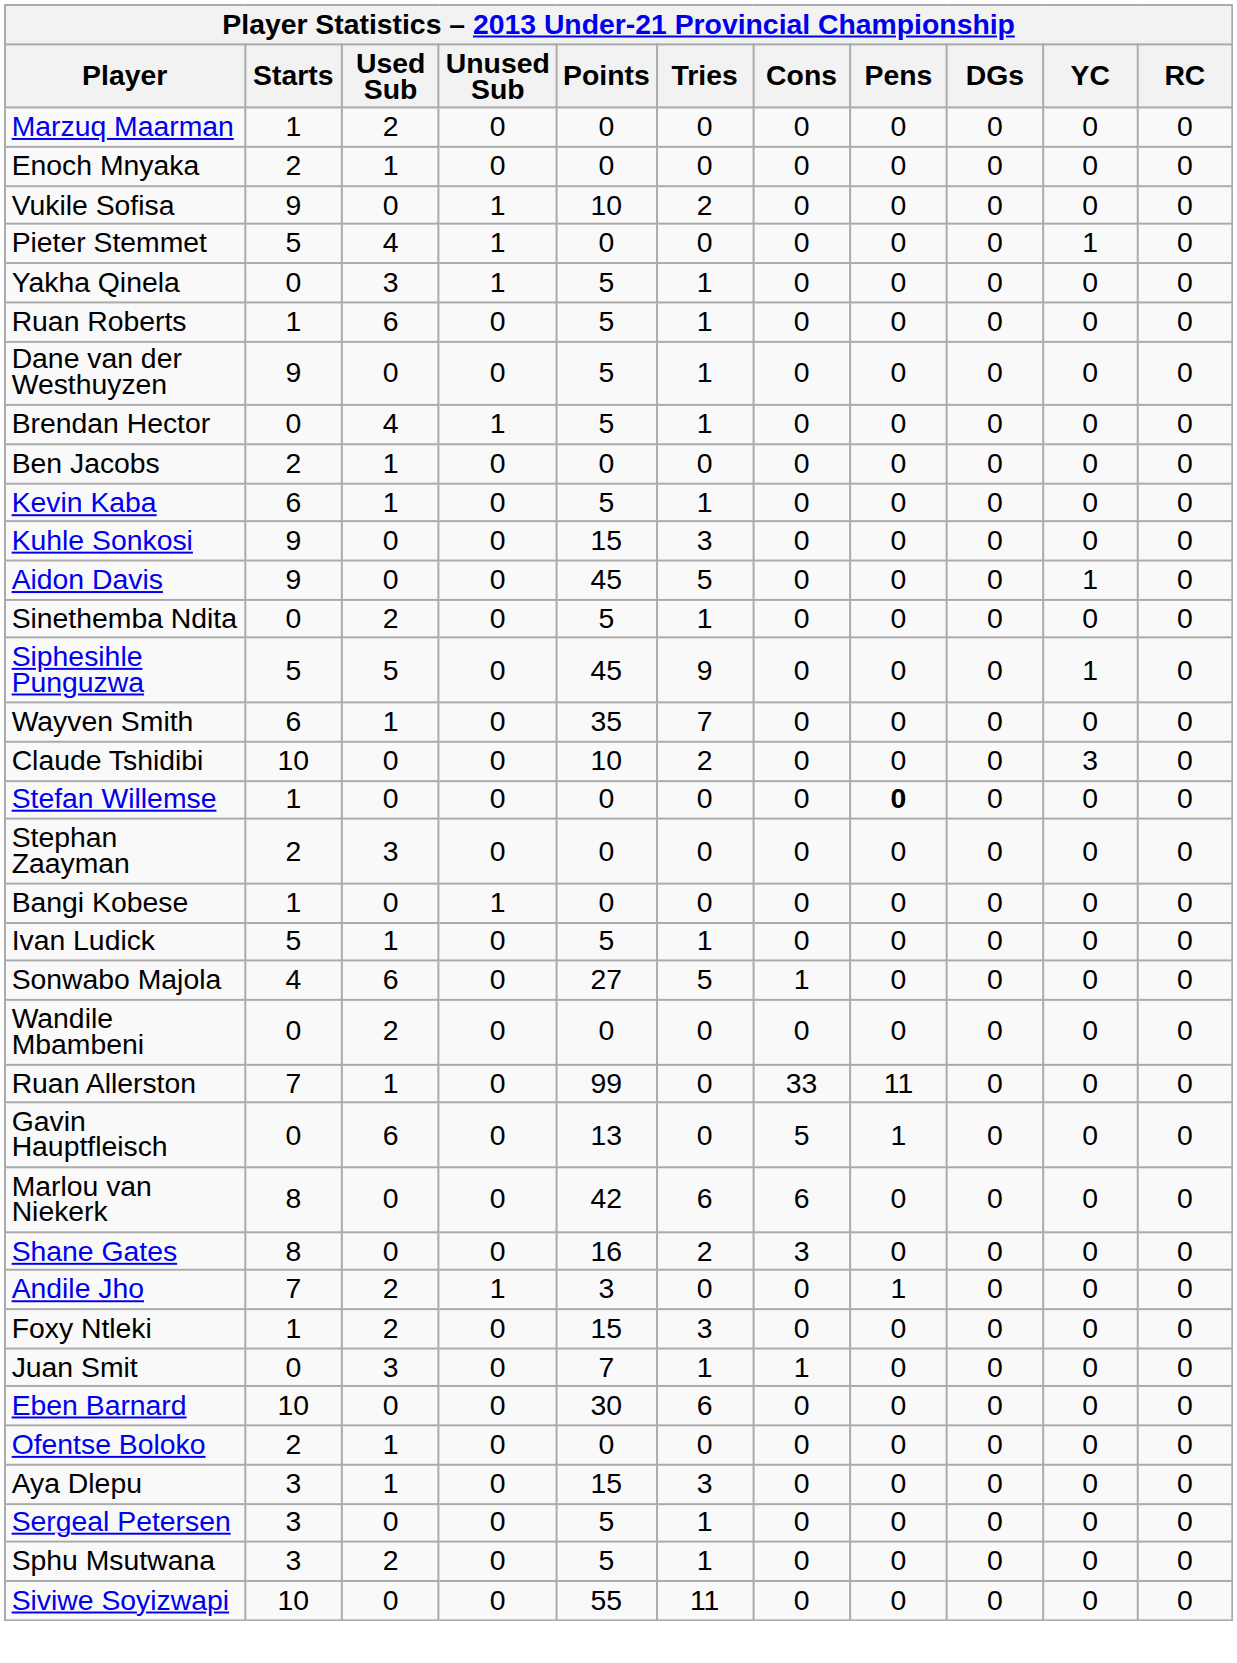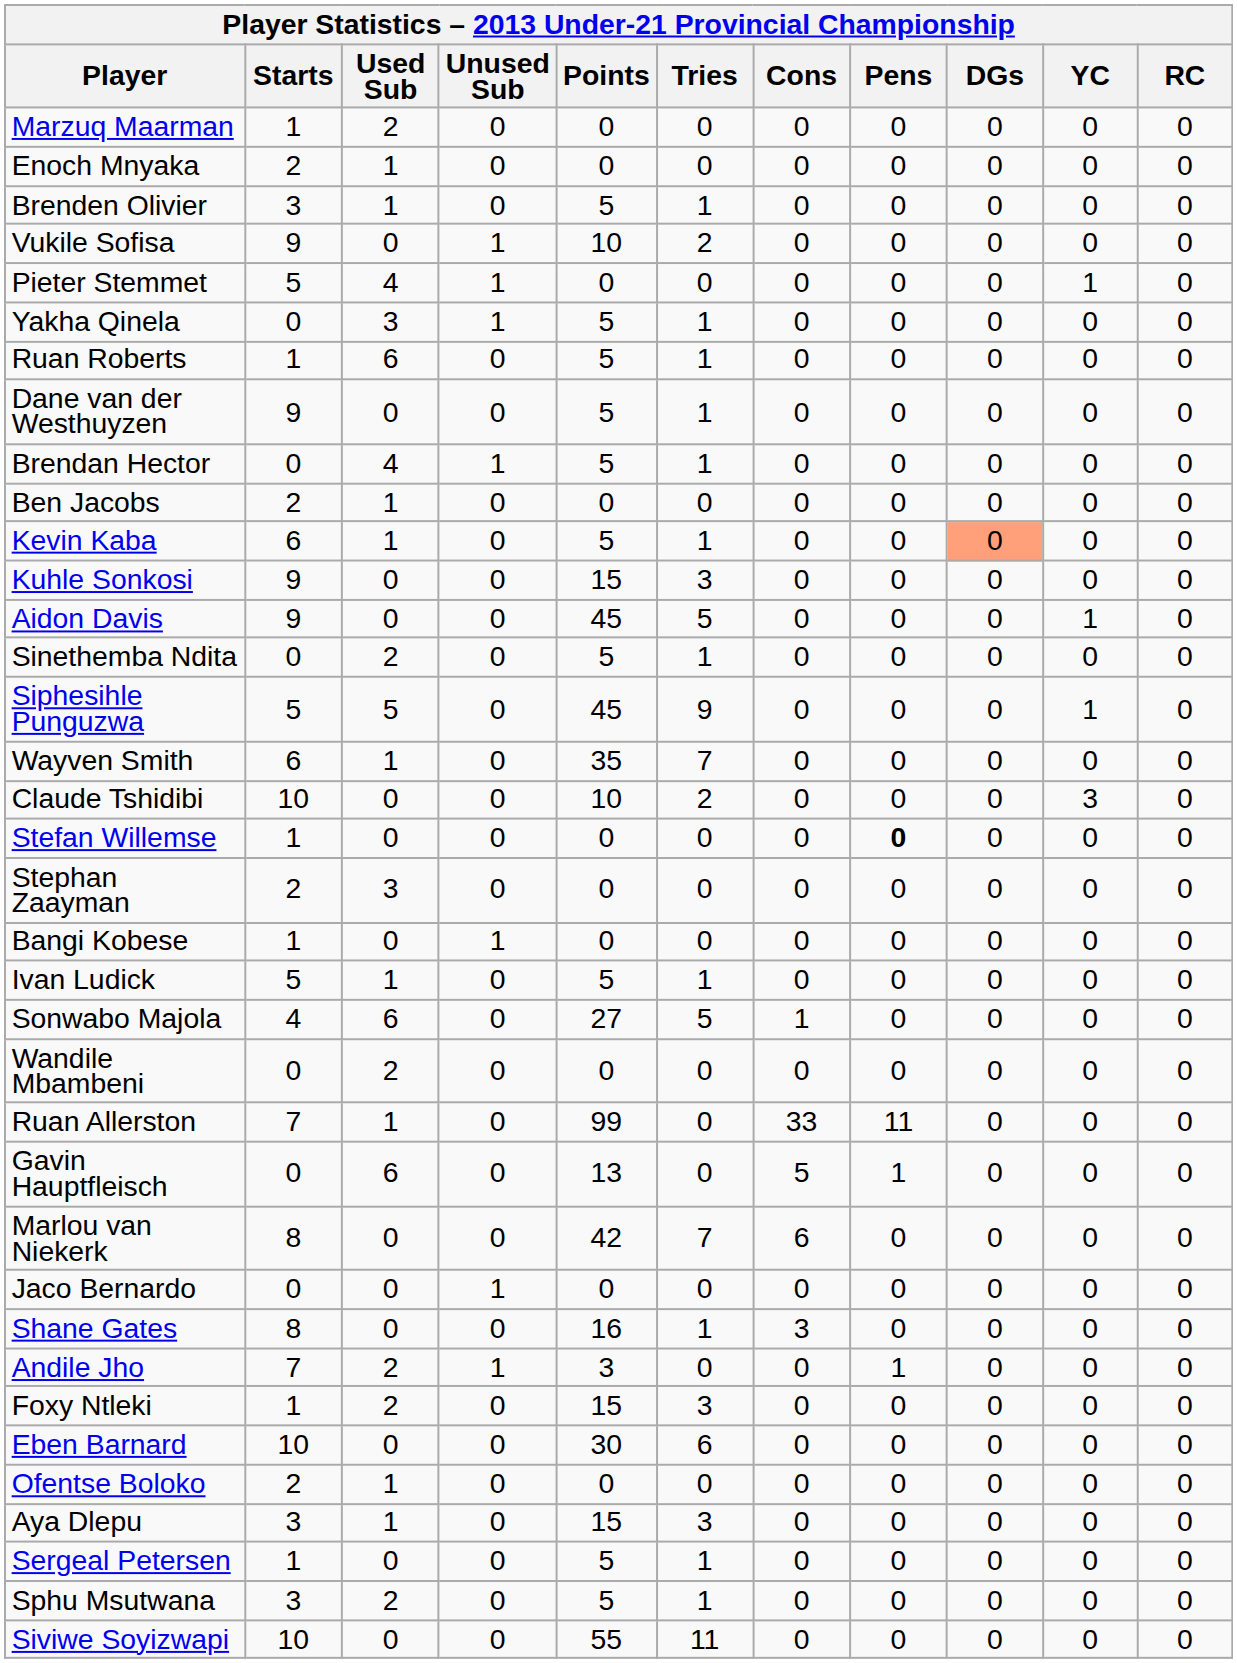+ row: (109, 205)
(995, 502) no background -> (995, 541) lightsalmon background
(705, 1199) 6 -> (705, 1238) 7
+ row: (104, 1289)
(705, 1250) 2 -> (705, 1328) 1
- row: (75, 1367)
(293, 1522) 3 -> (293, 1561) 1
